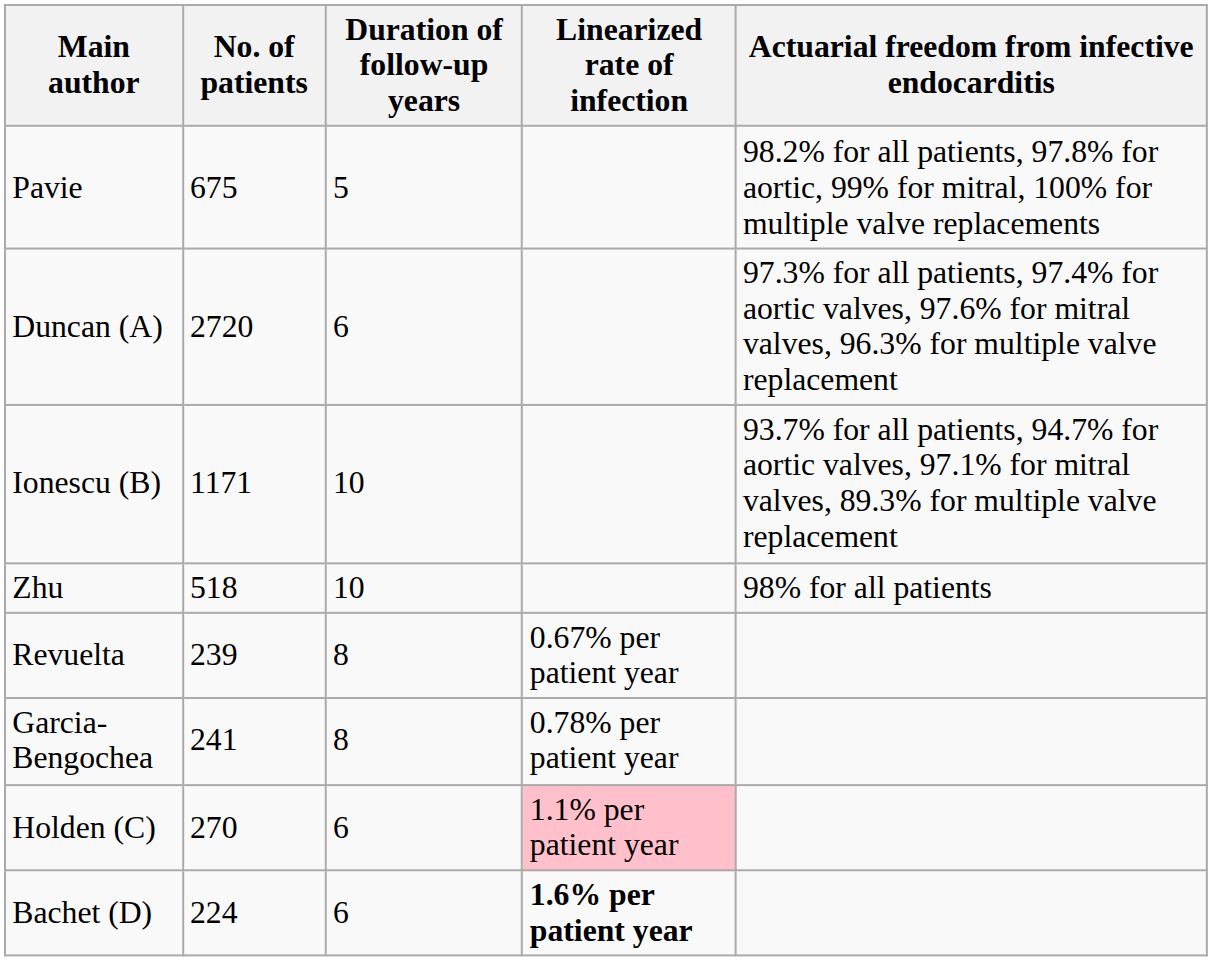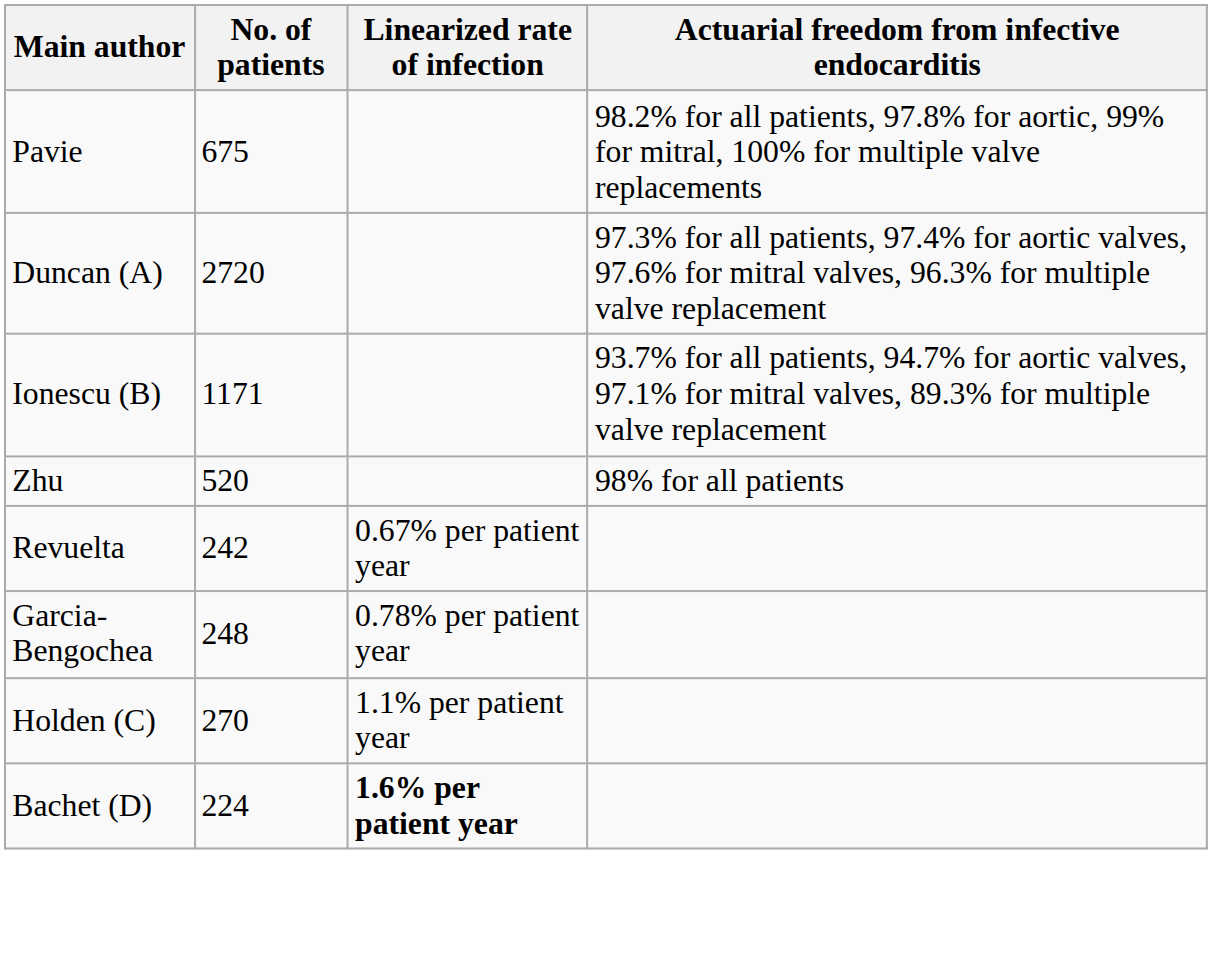- column: (424, 65)
(214, 586) 518 -> (225, 480) 520
(214, 655) 239 -> (225, 548) 242
(214, 740) 241 -> (225, 634) 248
(604, 826) pink background -> (459, 719) no background
